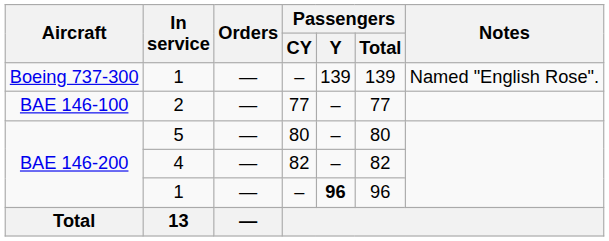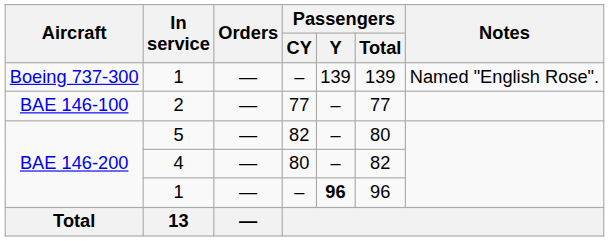(299, 134) 80 -> (299, 134) 82
(299, 163) 82 -> (299, 163) 80
